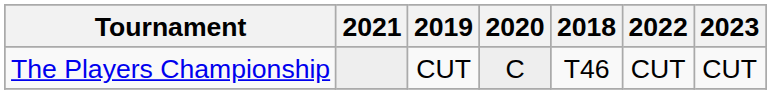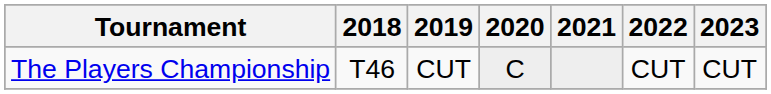columns swapped: (587, 26) <-> (372, 26)
